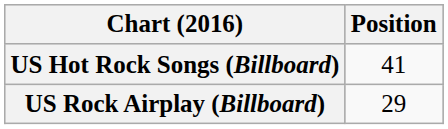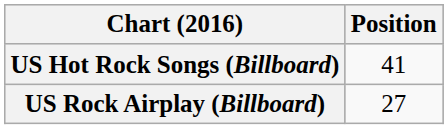(394, 103) 29 -> (394, 103) 27
